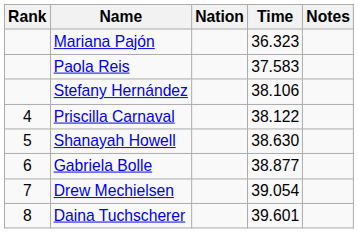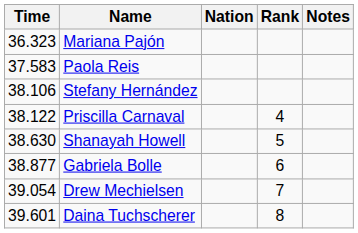columns swapped: (27, 16) <-> (275, 16)
